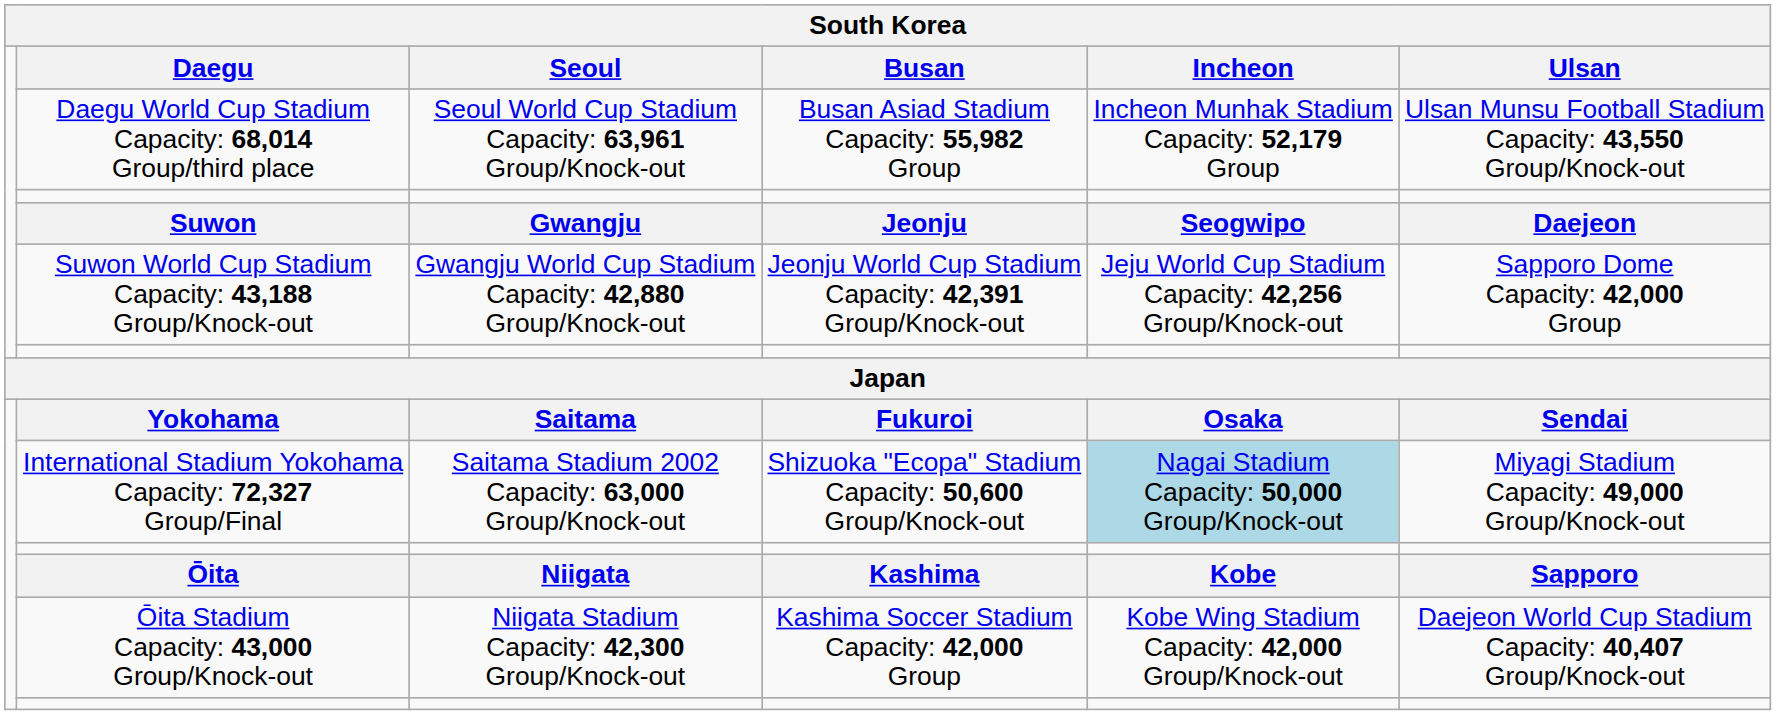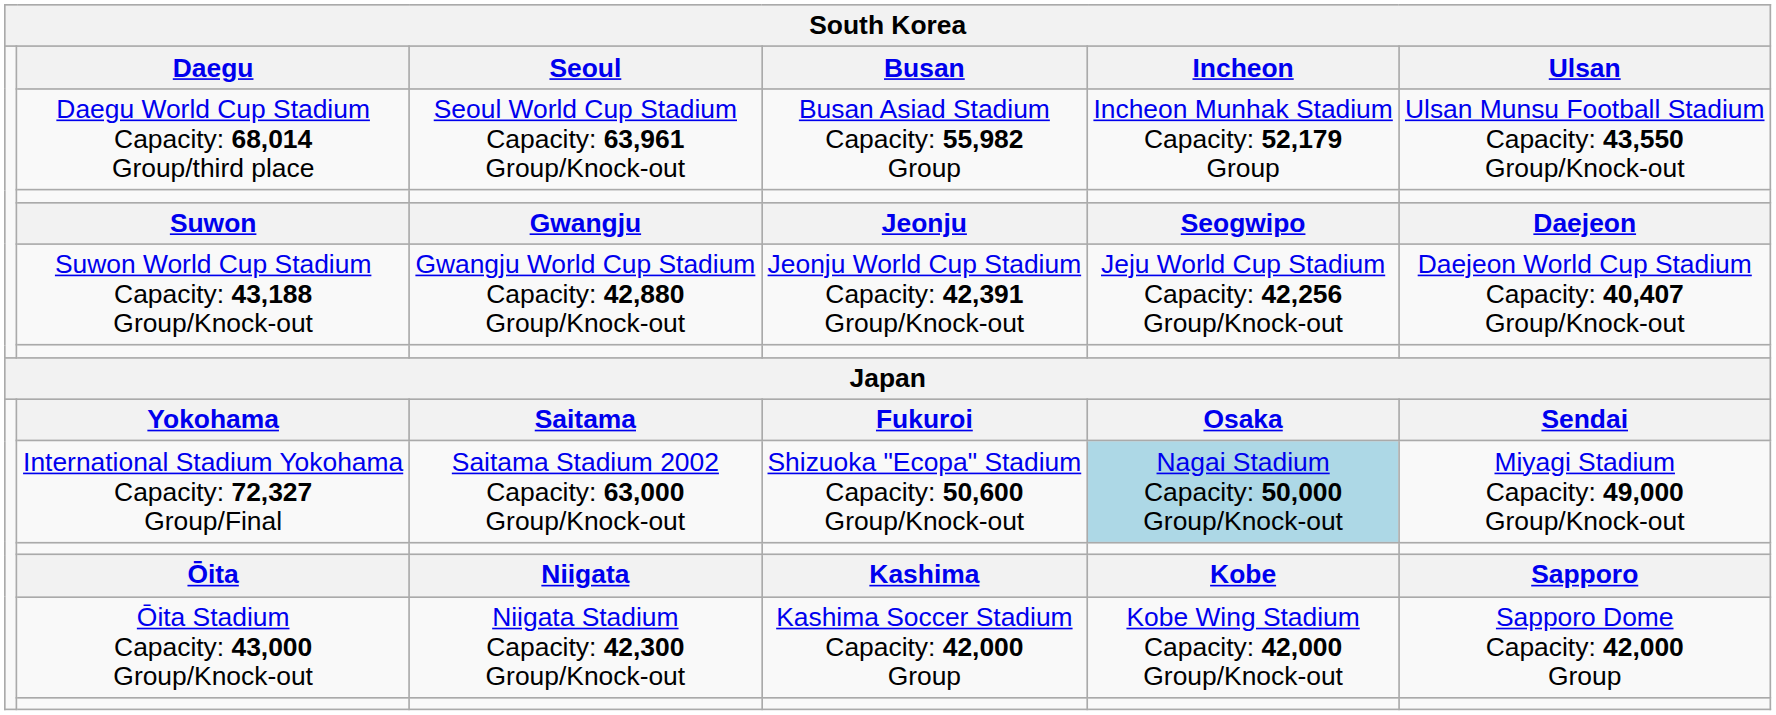(1585, 294) Sapporo Dome Capacity: 42,000 Group -> (1585, 294) Daejeon World Cup Stadium Capacity: 40,407 Group/Knock-out
(1585, 646) Daejeon World Cup Stadium Capacity: 40,407 Group/Knock-out -> (1585, 646) Sapporo Dome Capacity: 42,000 Group
